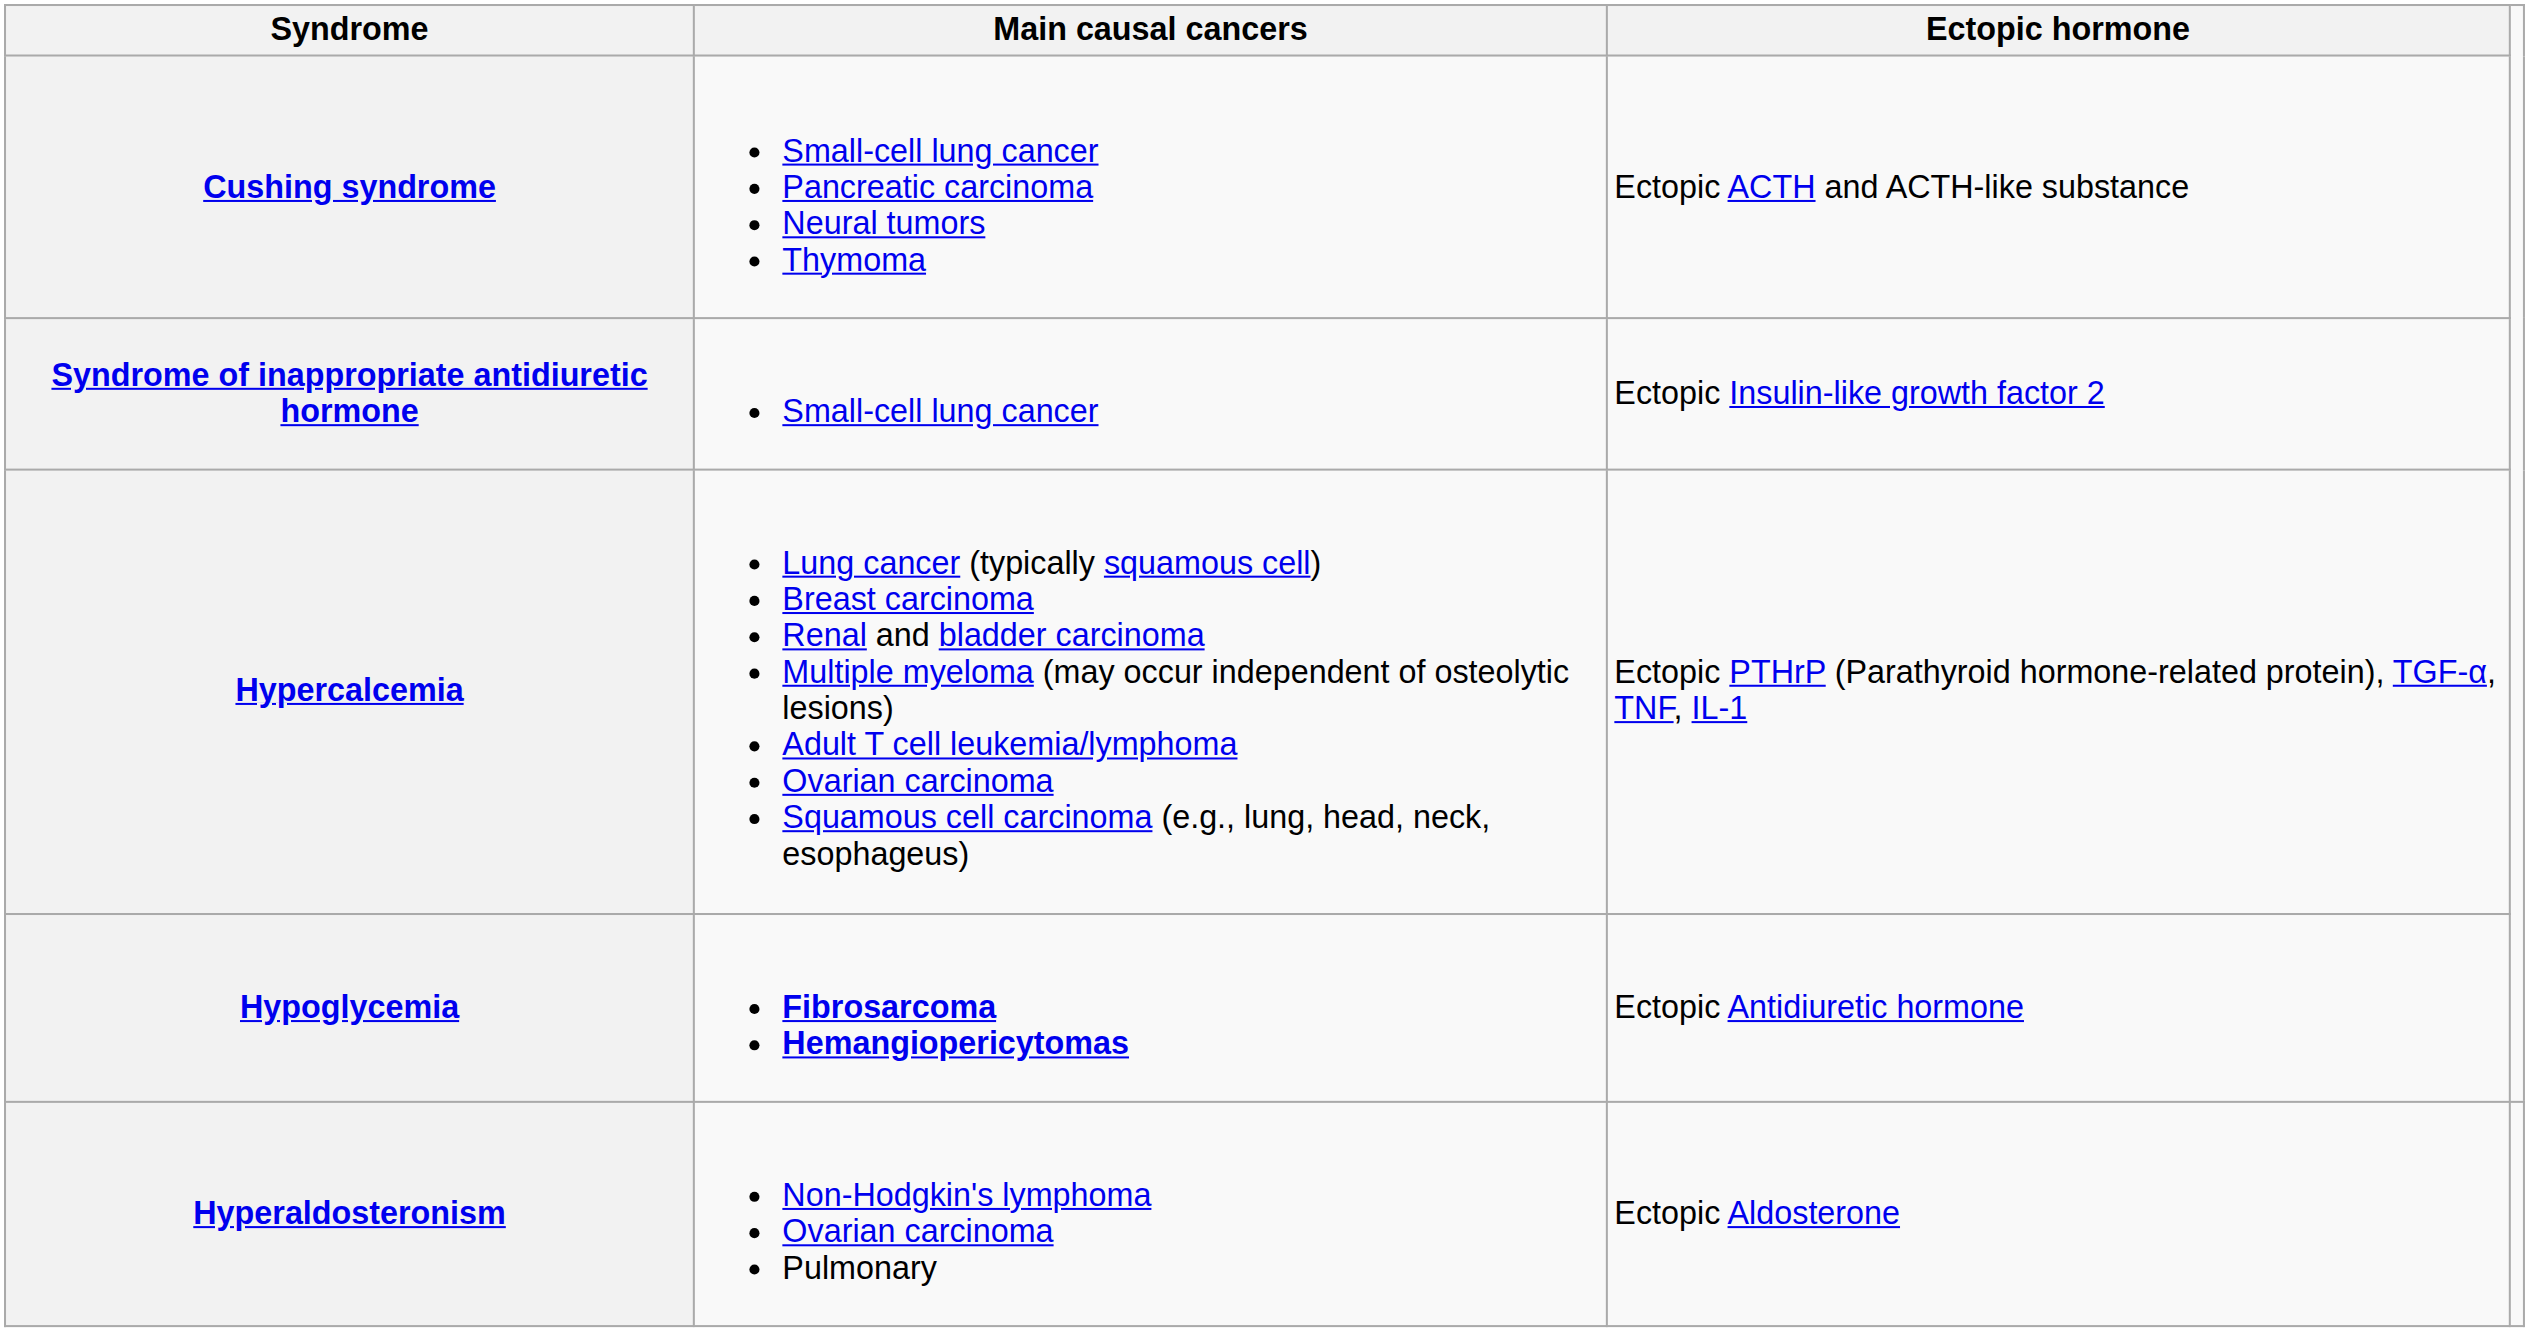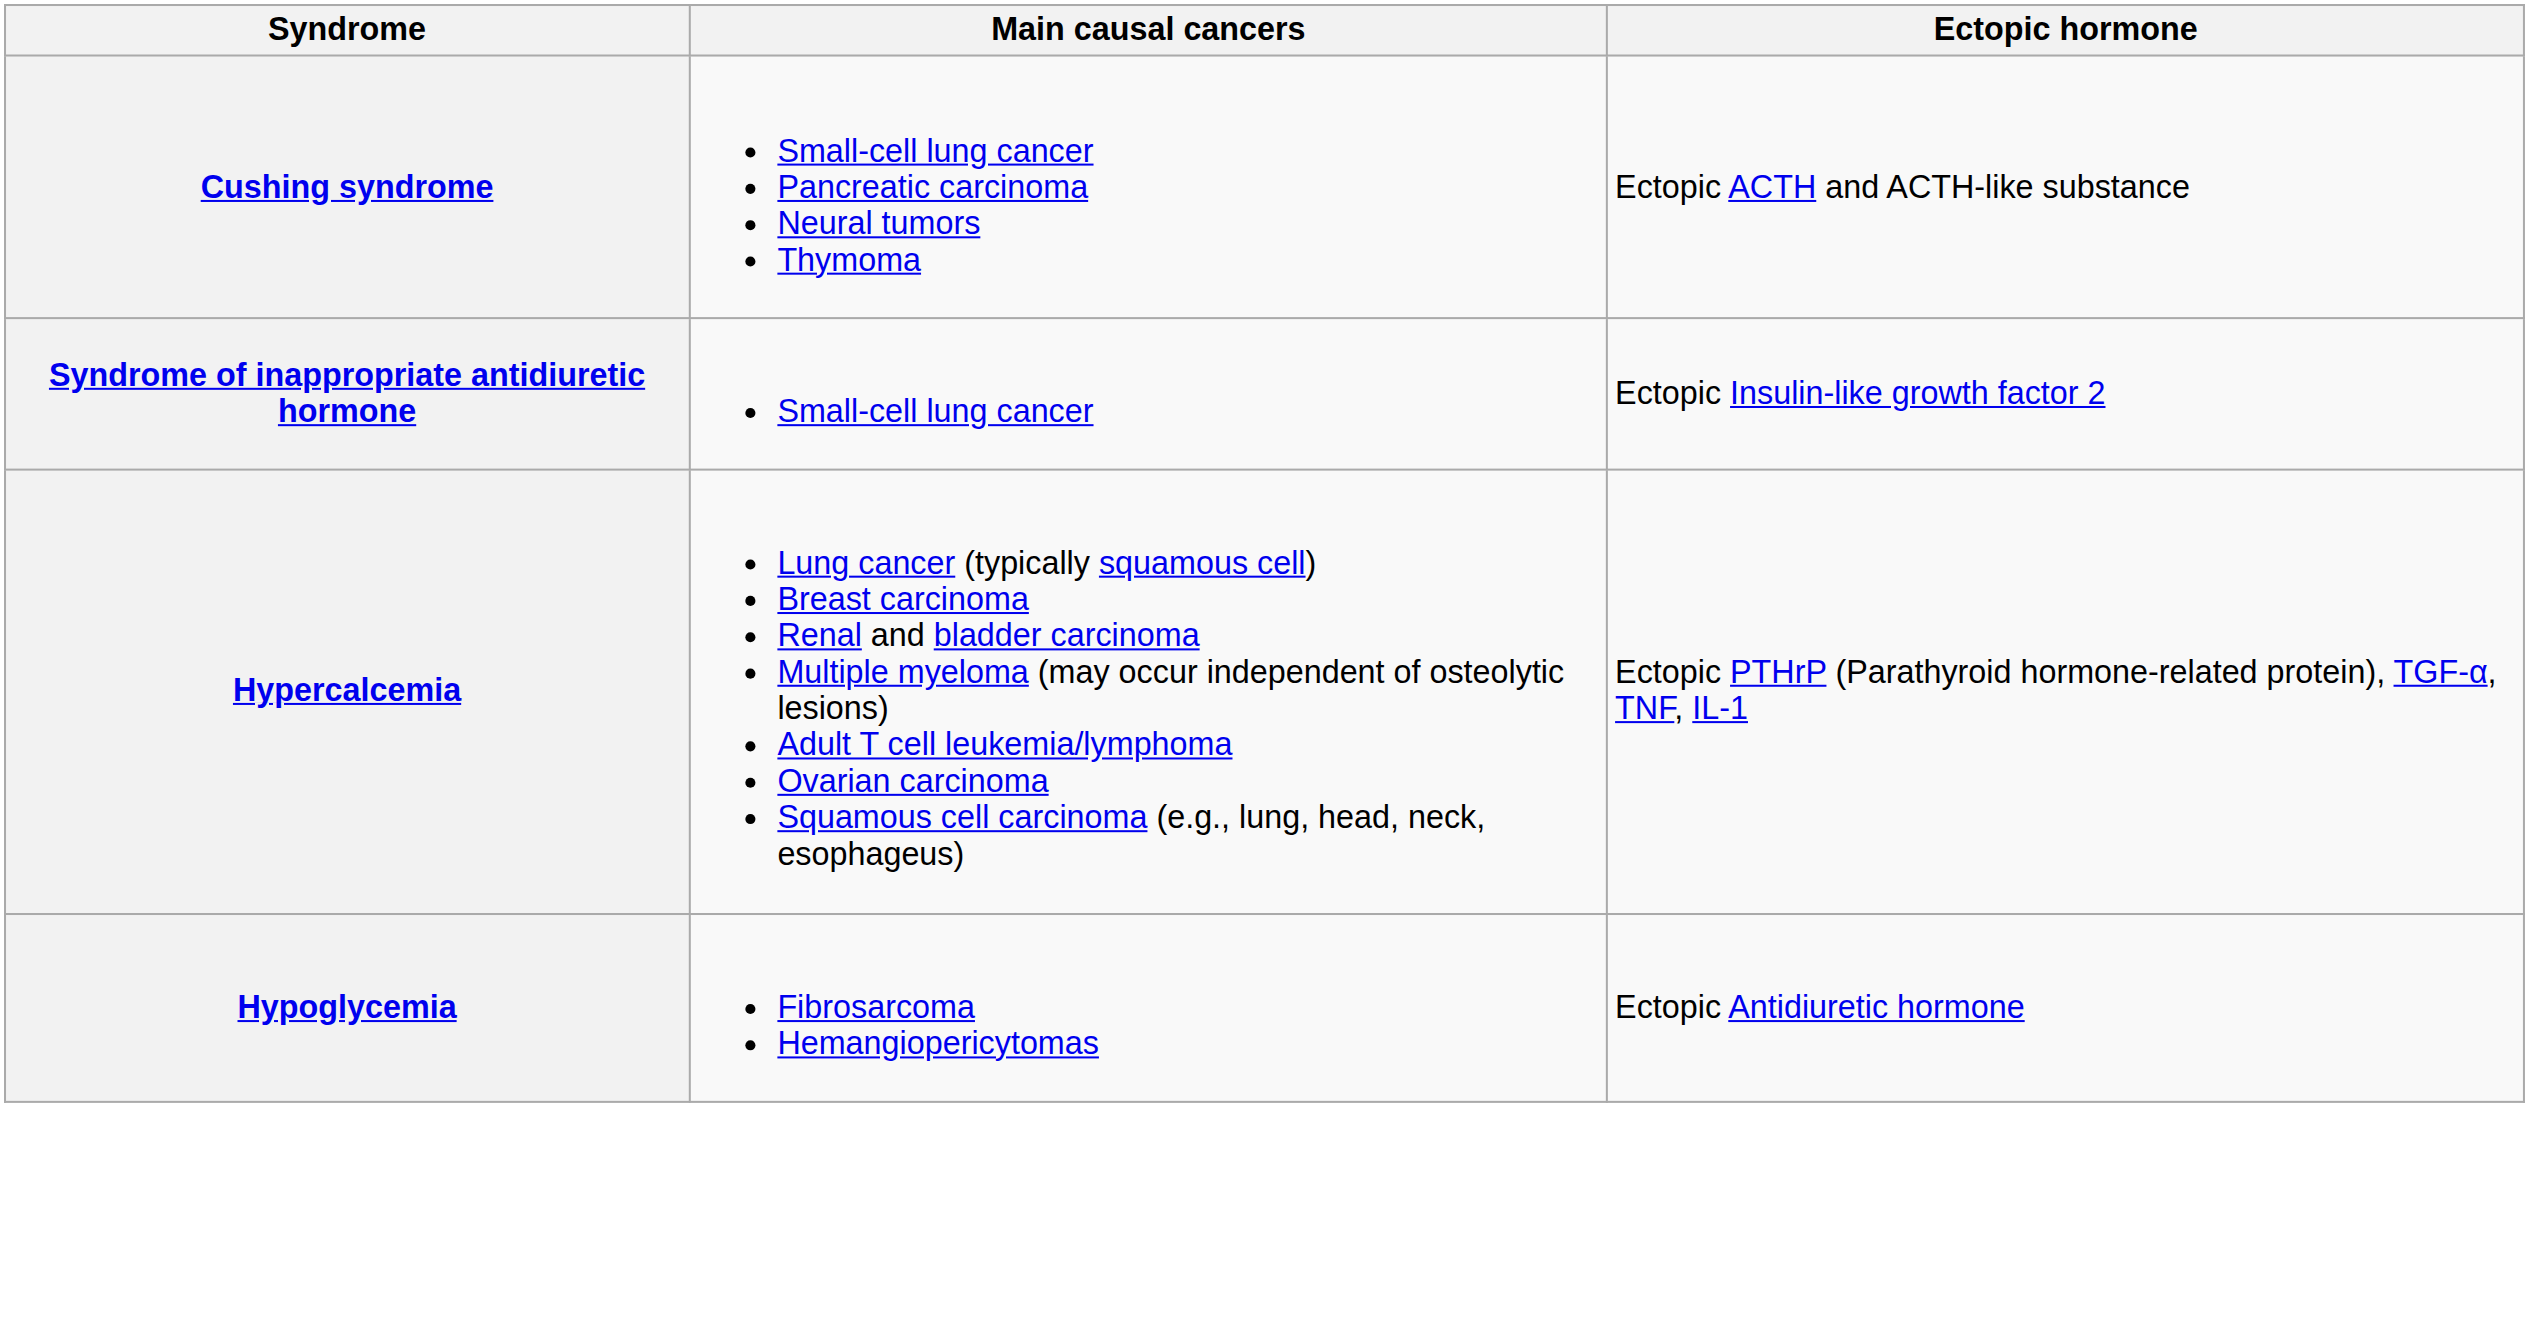(1151, 1025) bold -> (1148, 1025) normal
- row: (350, 1213)
